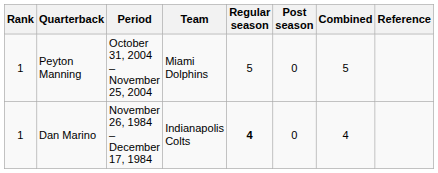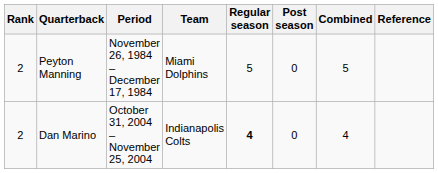(20, 68) 1 -> (20, 68) 2
(135, 68) October 31, 2004 – November 25, 2004 -> (135, 68) November 26, 1984 – December 17, 1984
(20, 135) 1 -> (20, 135) 2
(135, 135) November 26, 1984 – December 17, 1984 -> (135, 135) October 31, 2004 – November 25, 2004
